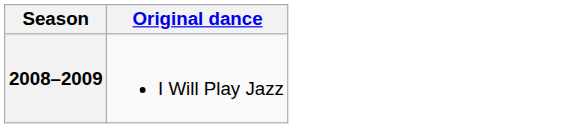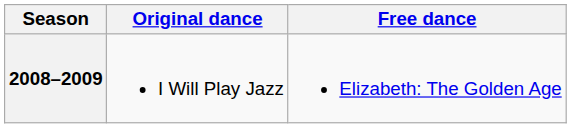+ column: (427, 19)
